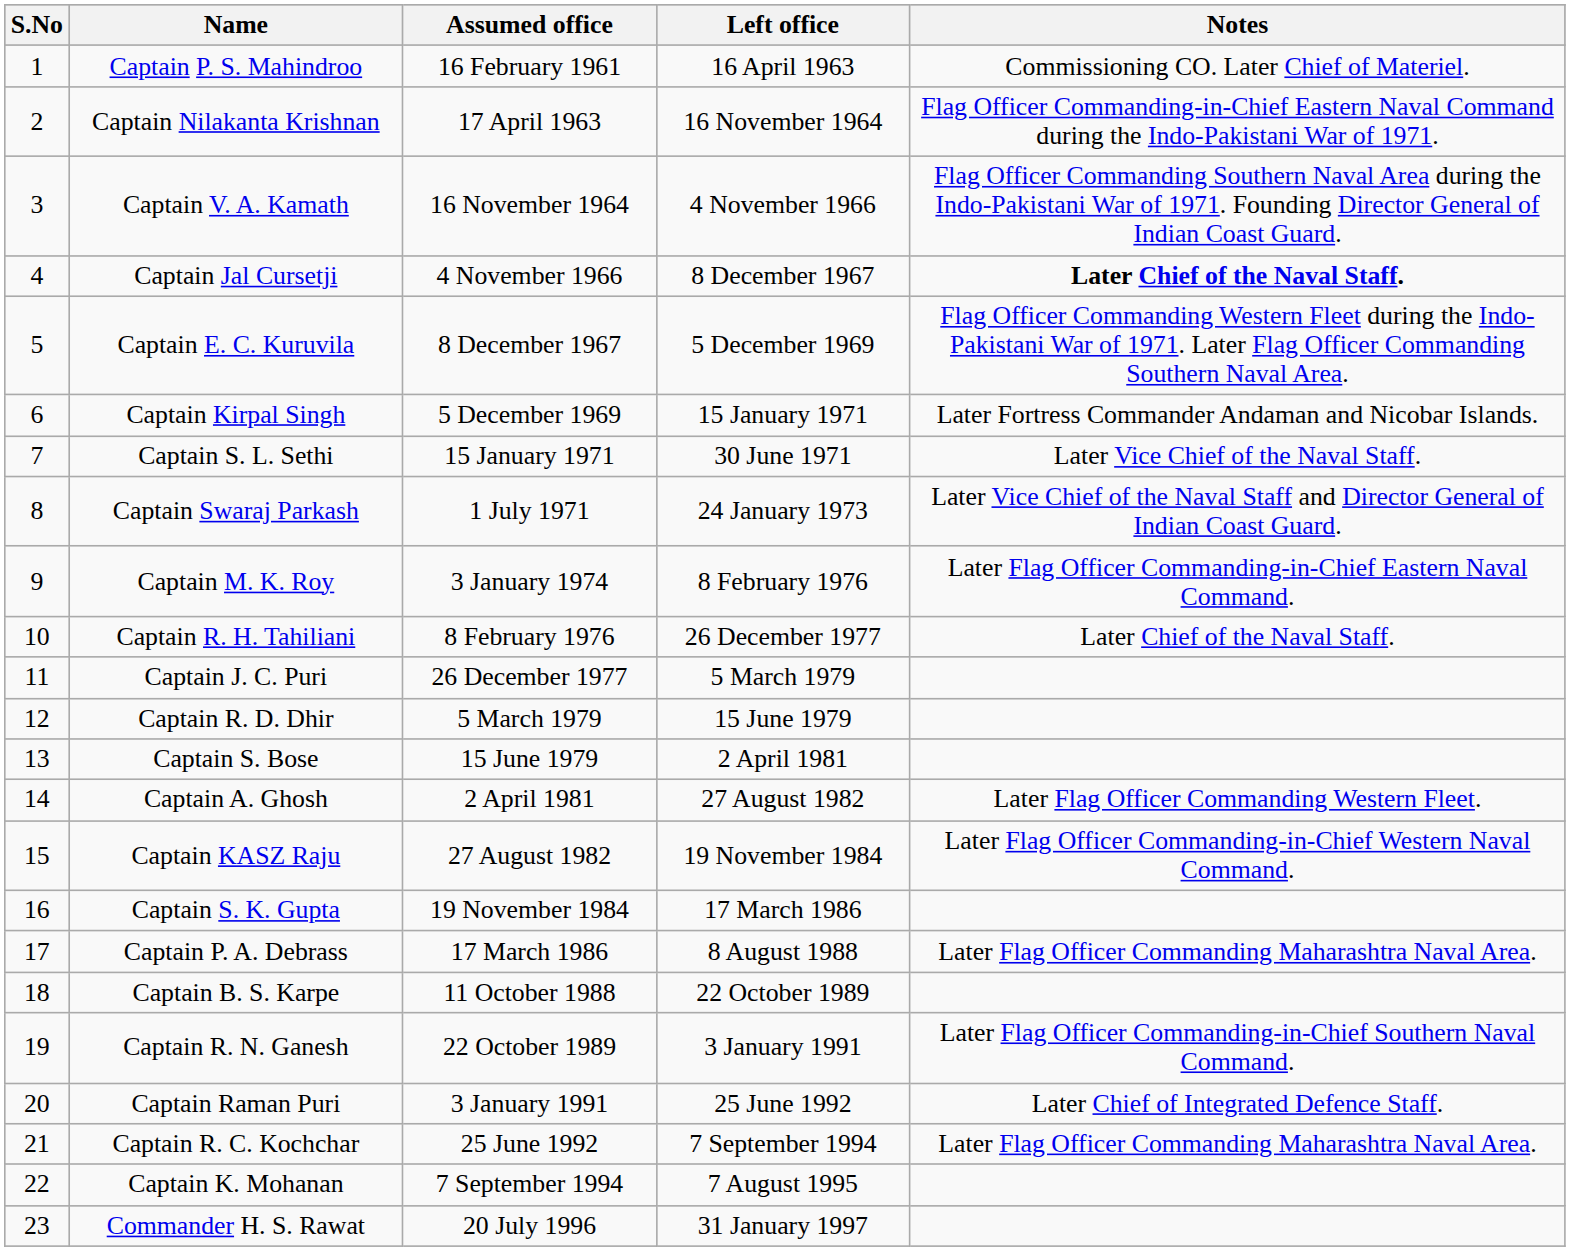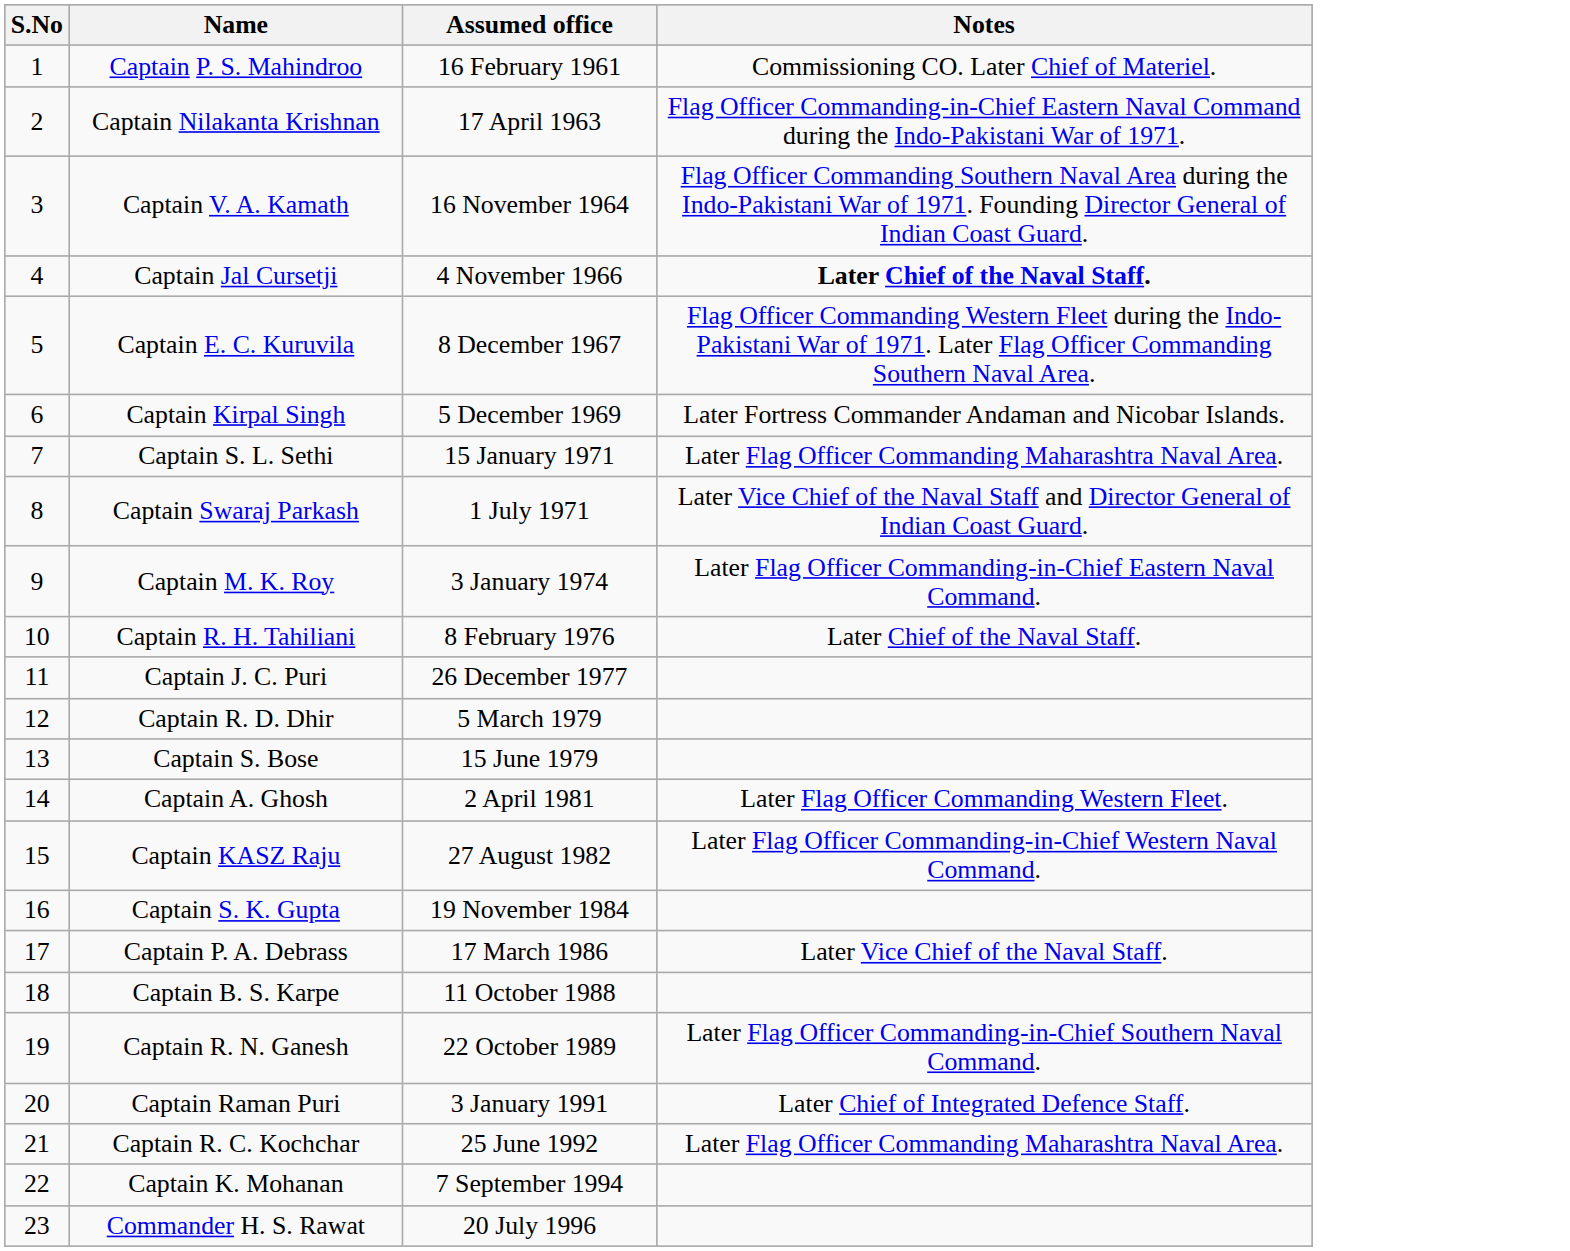- column: (783, 24)
(1237, 455) Later Vice Chief of the Naval Staff. -> (984, 455) Later Flag Officer Commanding Maharashtra Naval Area.
(1237, 951) Later Flag Officer Commanding Maharashtra Naval Area. -> (984, 951) Later Vice Chief of the Naval Staff.
